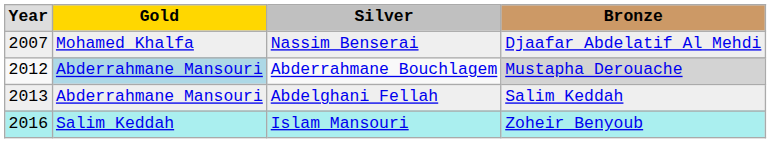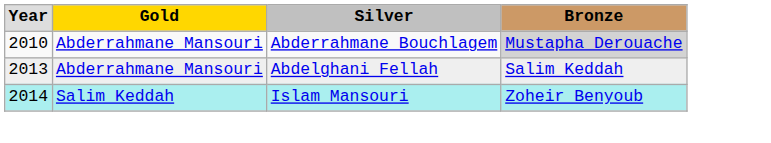- row: (345, 45)
(28, 71) 2012 -> (28, 45) 2010
(159, 71) lightblue background -> (159, 45) no background
(28, 124) 2016 -> (28, 98) 2014
